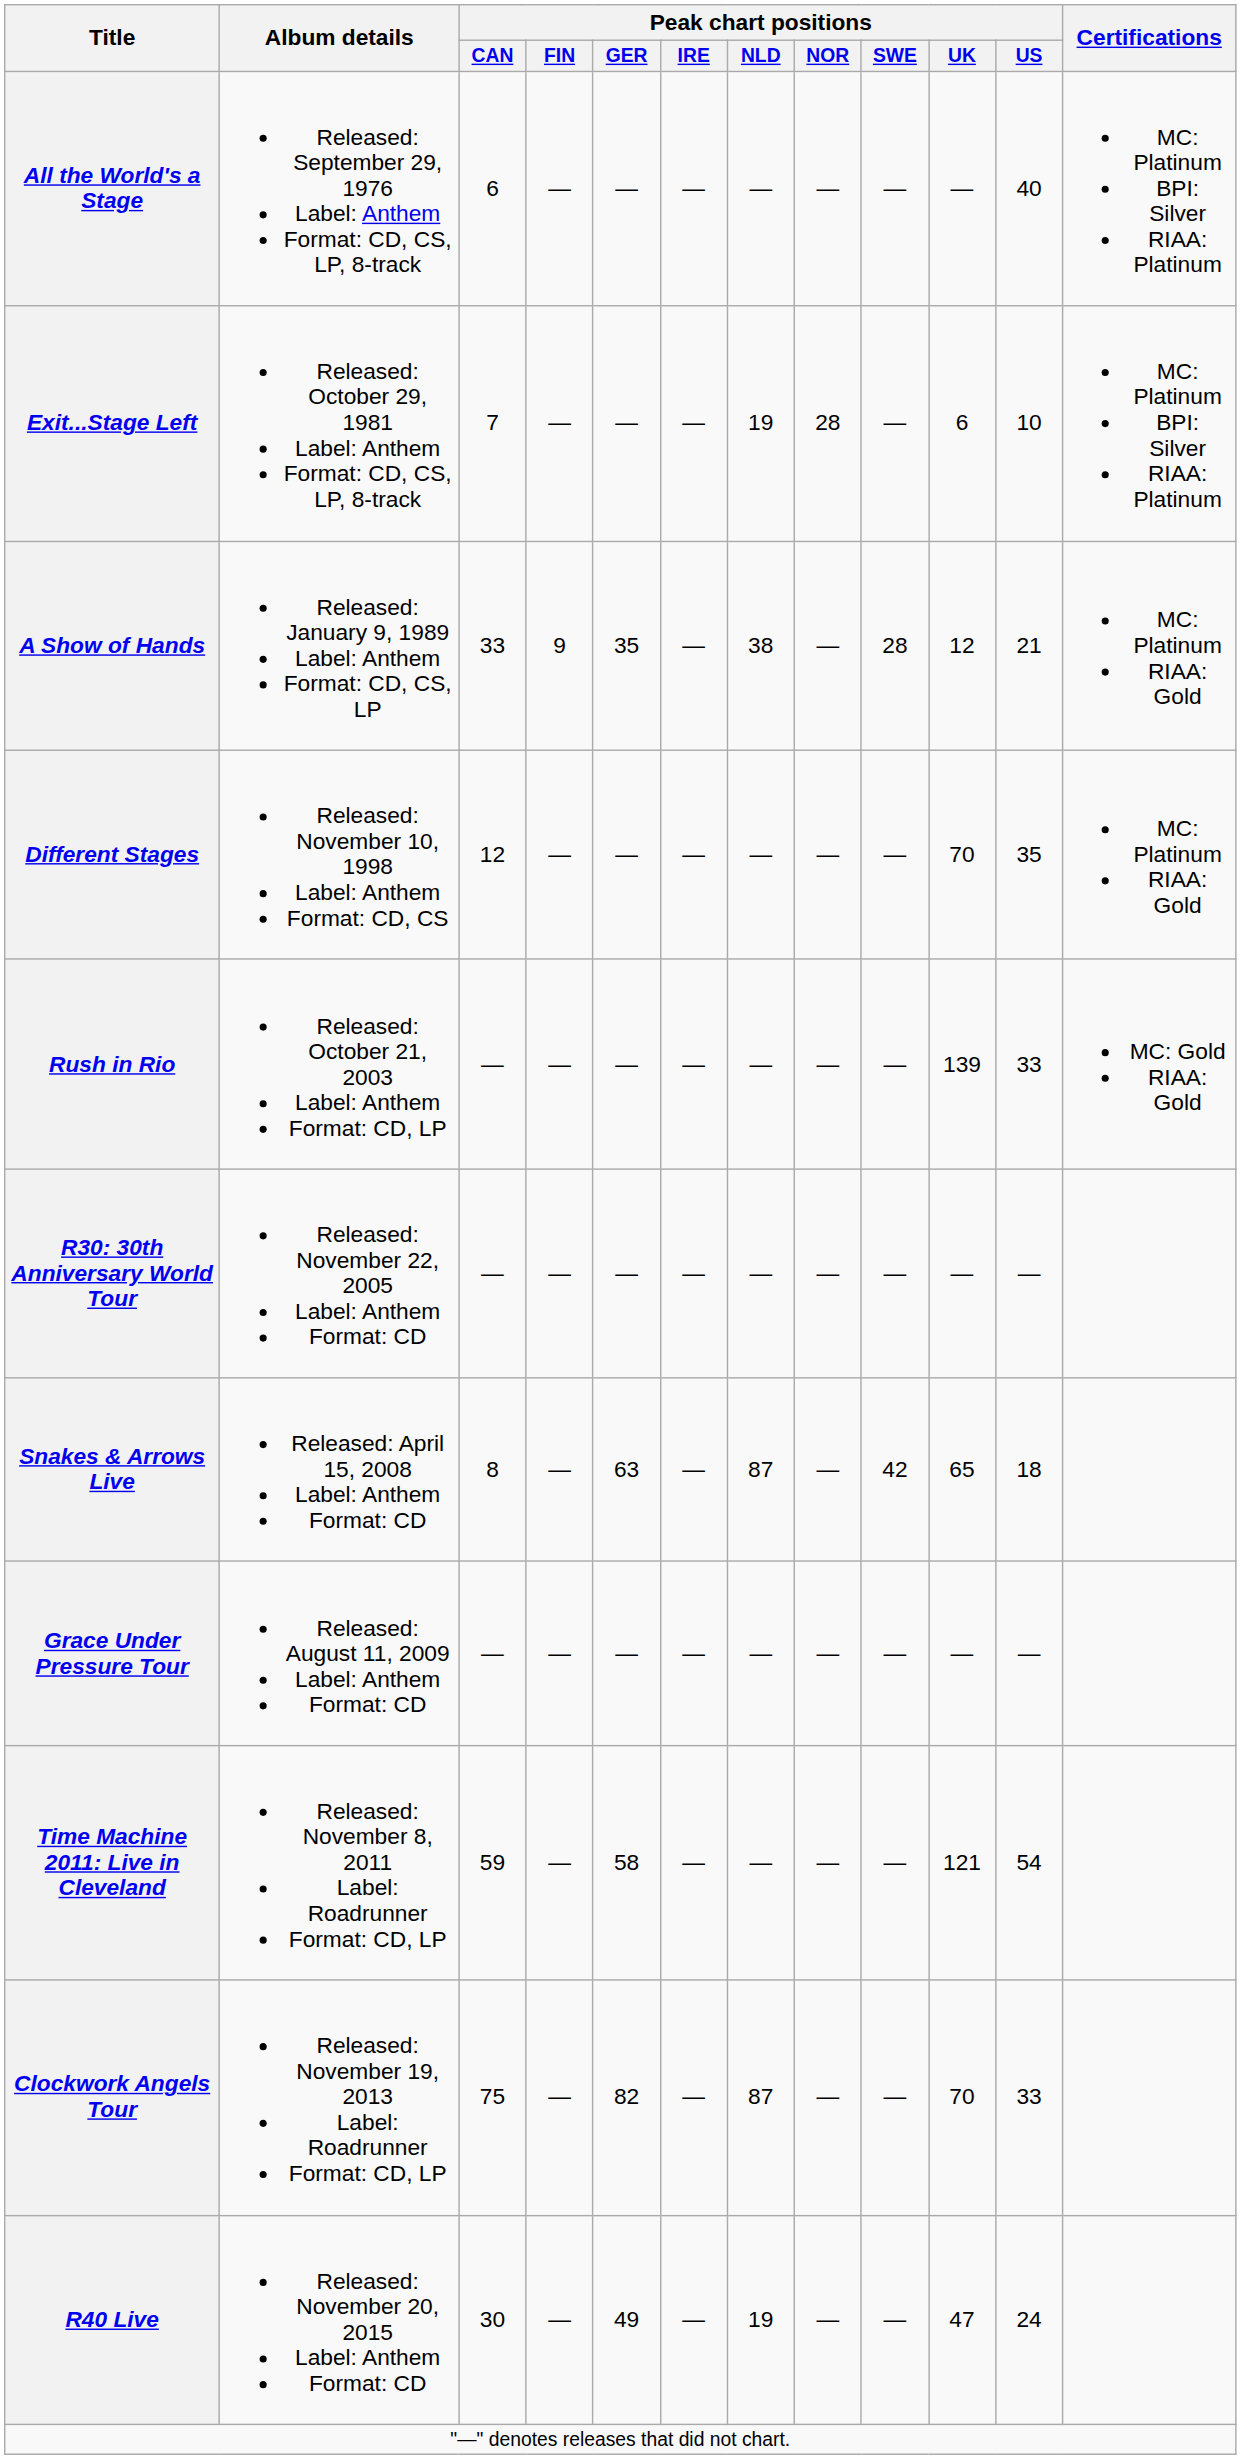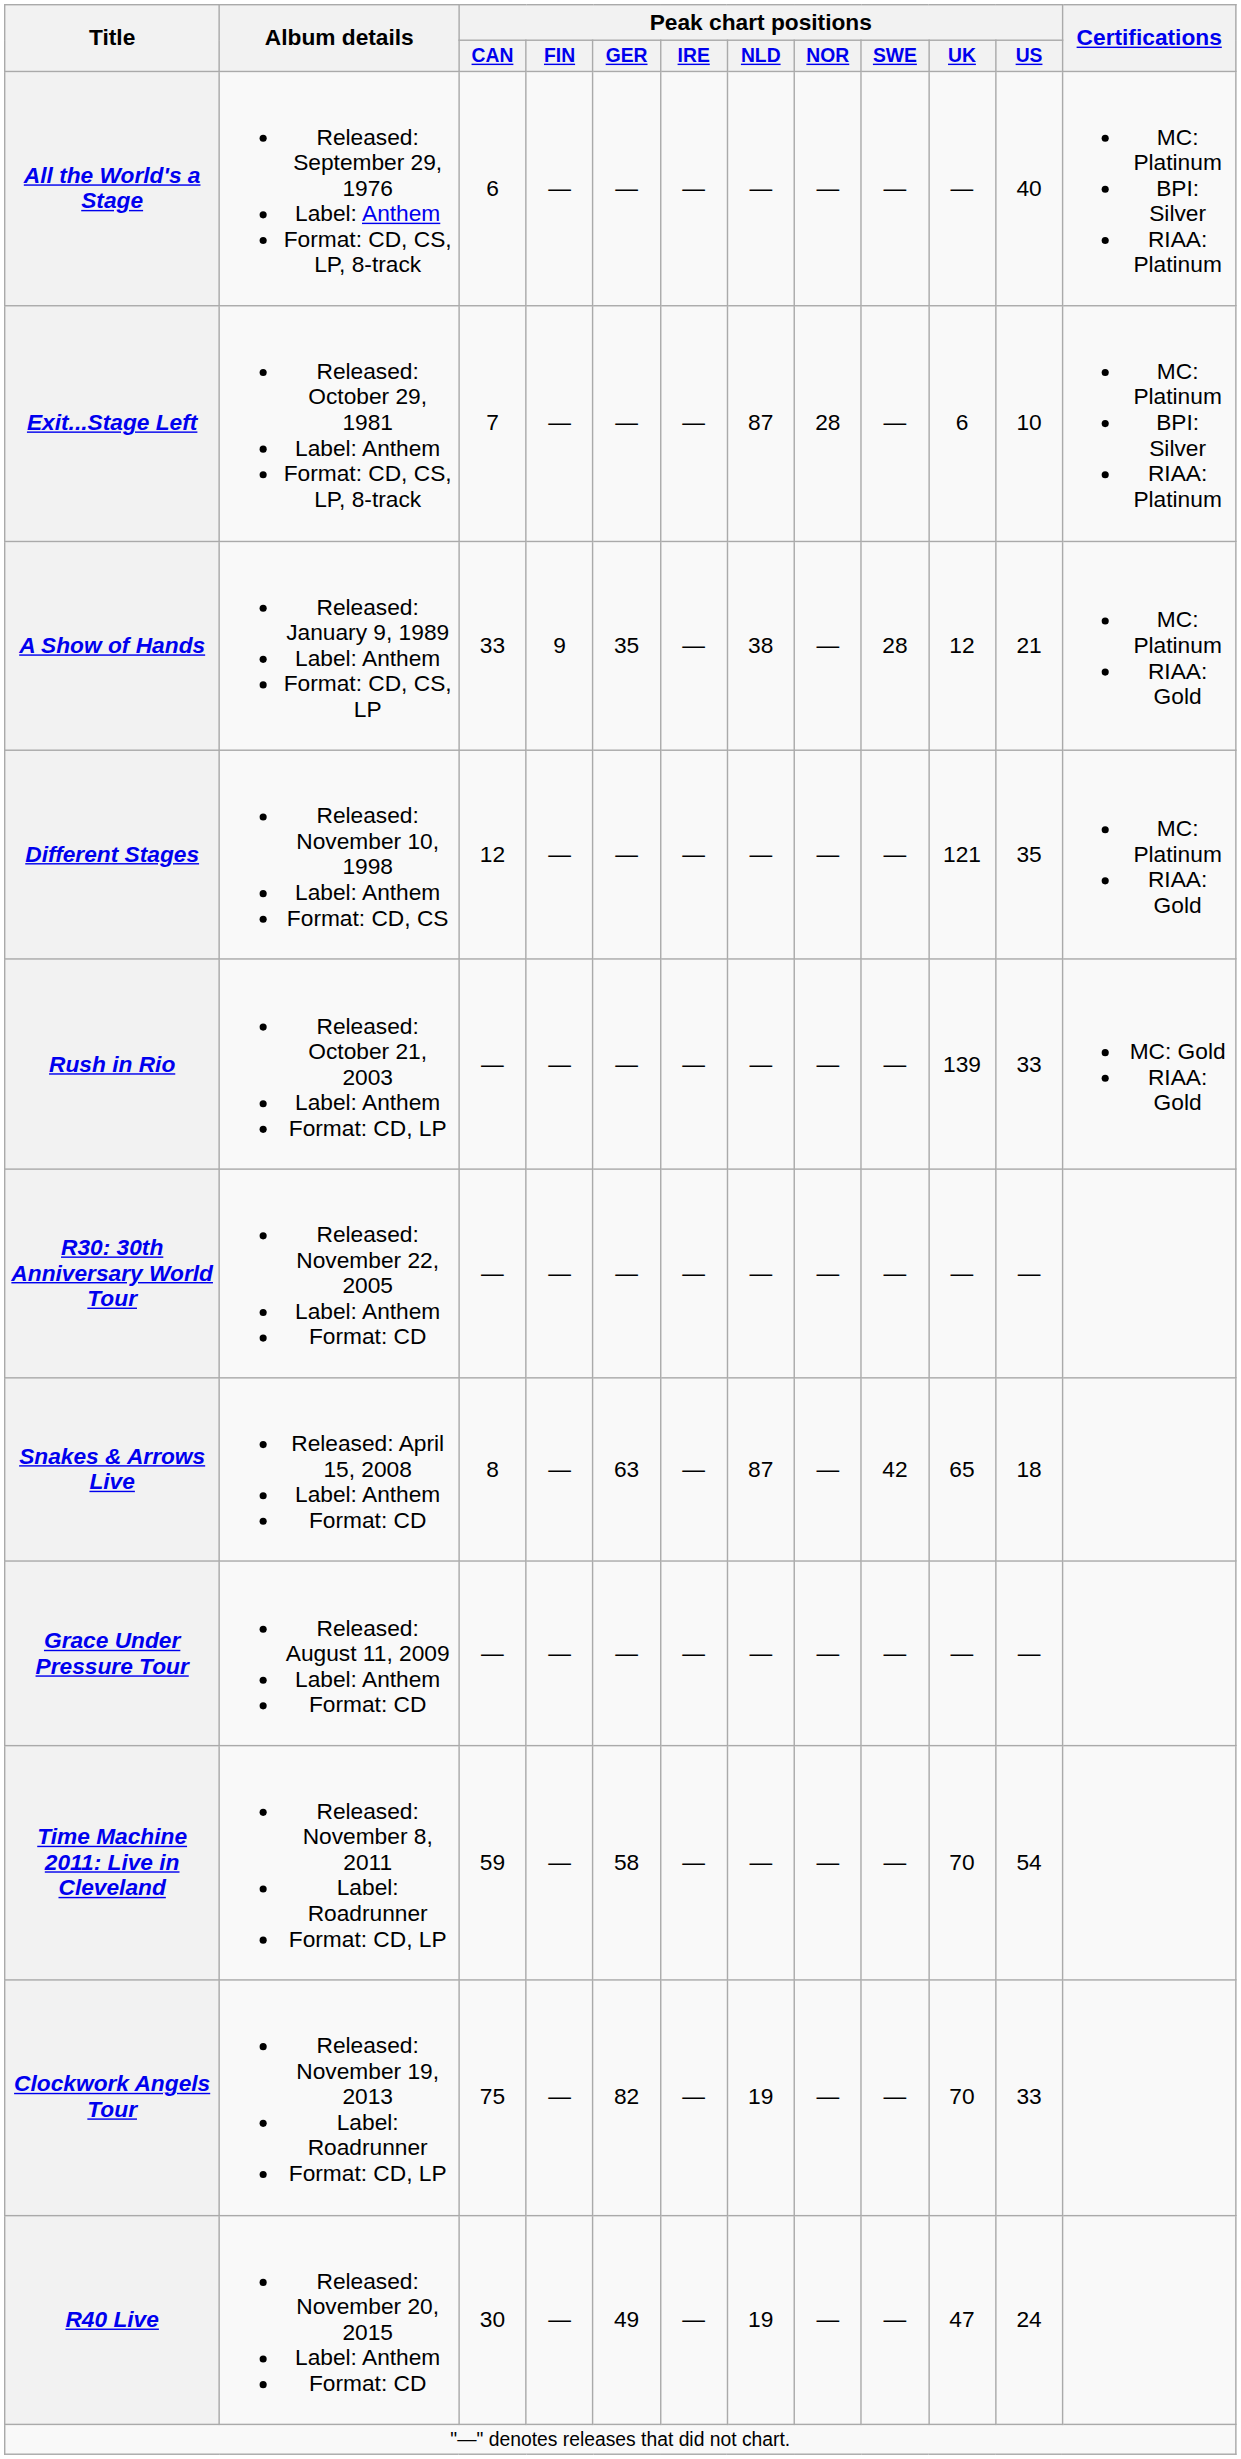(761, 423) 19 -> (761, 423) 87
(962, 854) 70 -> (962, 854) 121
(962, 1862) 121 -> (962, 1862) 70
(761, 2097) 87 -> (761, 2097) 19
